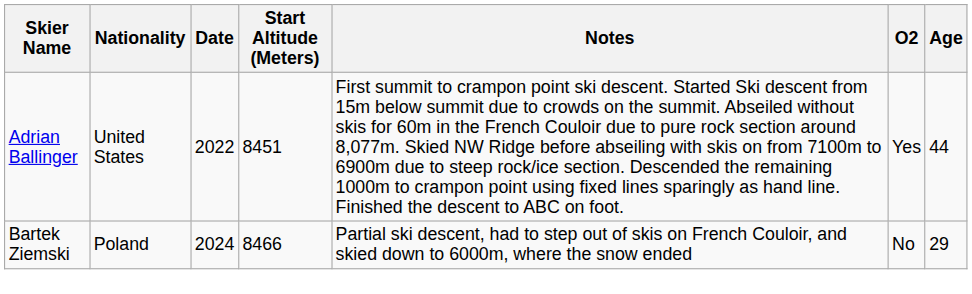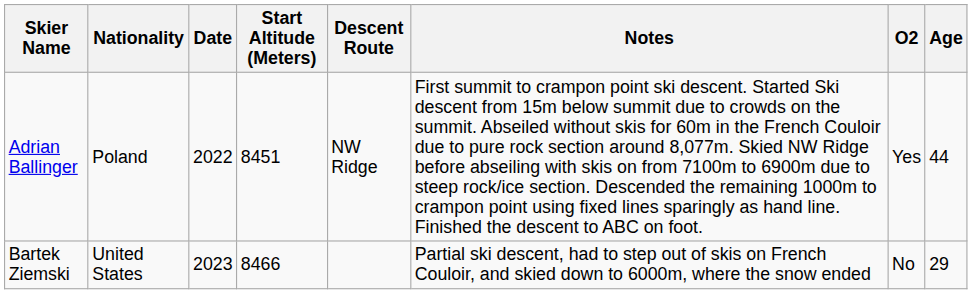+ column: (369, 38)
(119, 146) United States -> (120, 156) Poland
(121, 244) Poland -> (118, 264) United States
(215, 244) 2024 -> (213, 264) 2023
